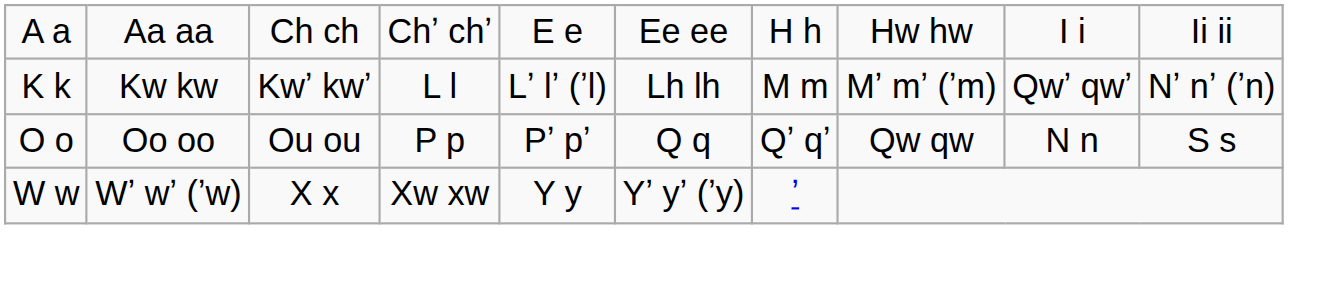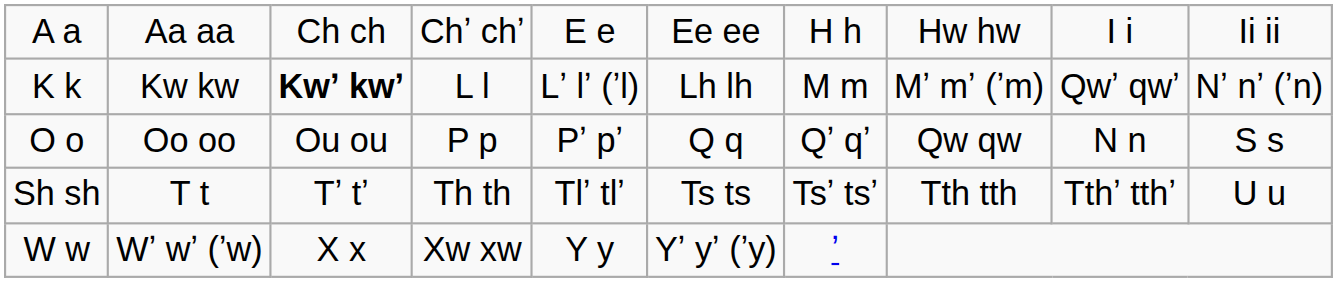(315, 85) normal -> (341, 85) bold
+ row: (57, 194)
